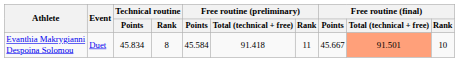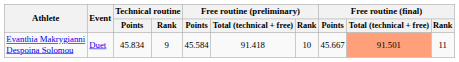(167, 45) 8 -> (167, 45) 9
(307, 45) 11 -> (307, 45) 10
(443, 45) 10 -> (443, 45) 11
